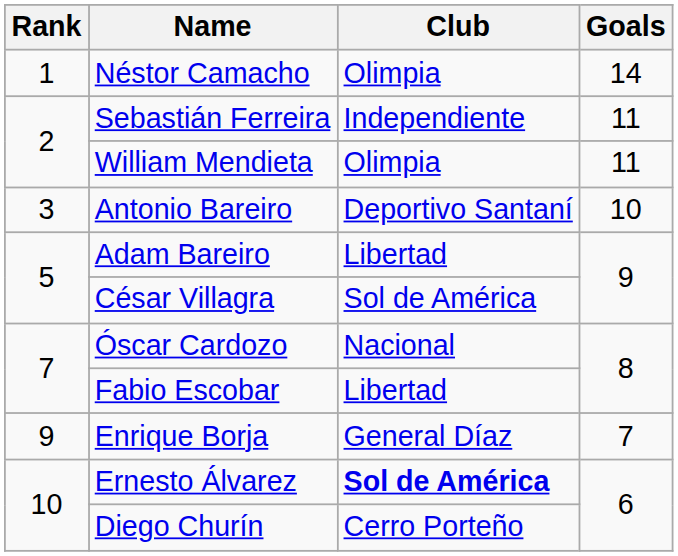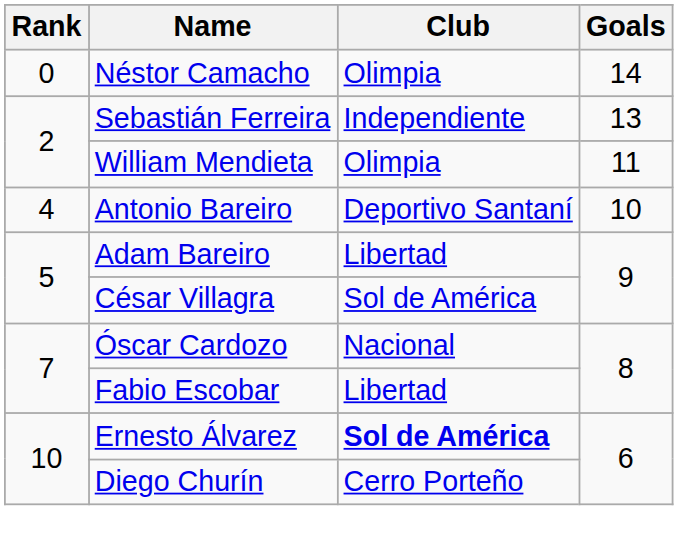(47, 72) 1 -> (47, 72) 0
(626, 118) 11 -> (626, 118) 13
(47, 208) 3 -> (47, 208) 4
- row: (182, 436)
